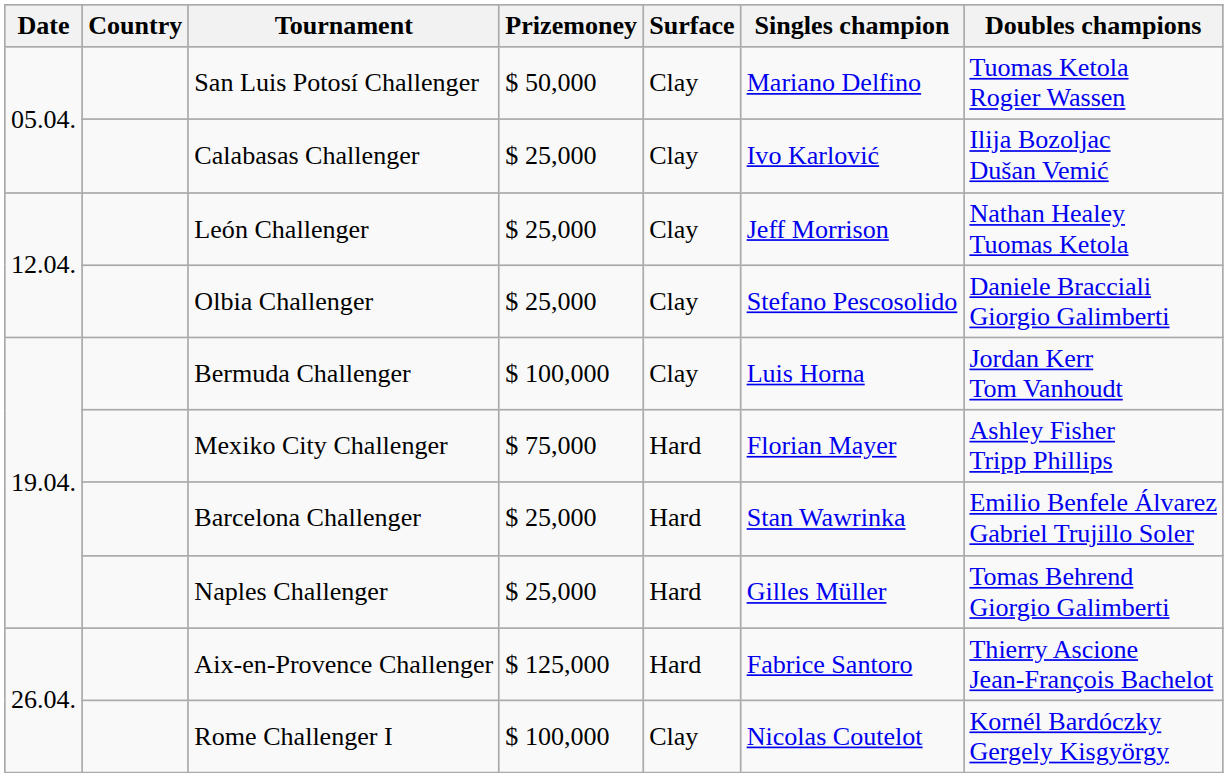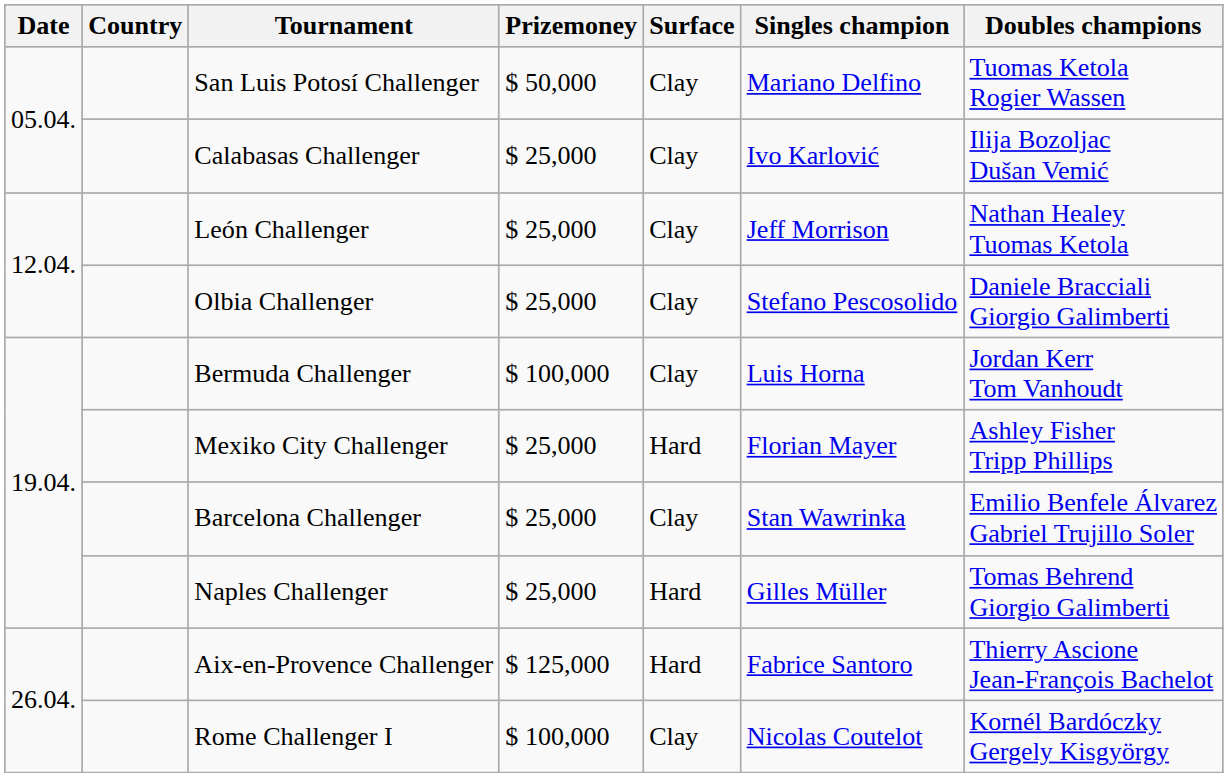(551, 445) $ 75,000 -> (551, 445) $ 25,000
(675, 517) Hard -> (674, 517) Clay
